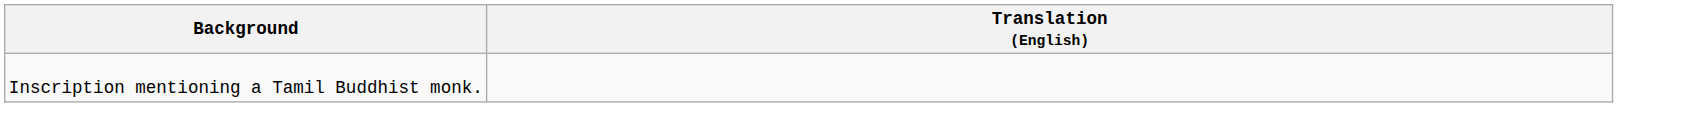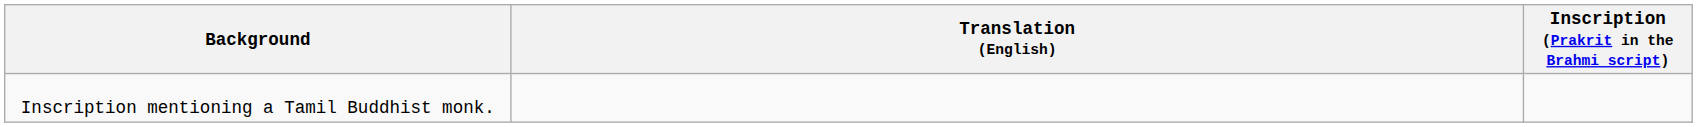+ column: (1608, 39)
